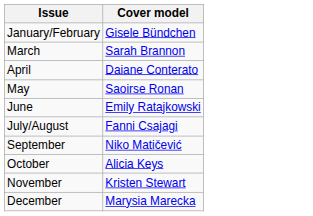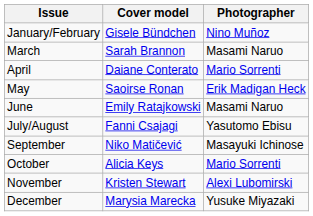+ column: (256, 13)
